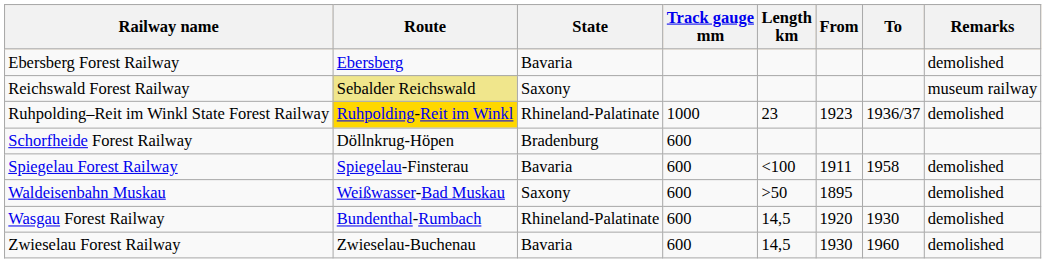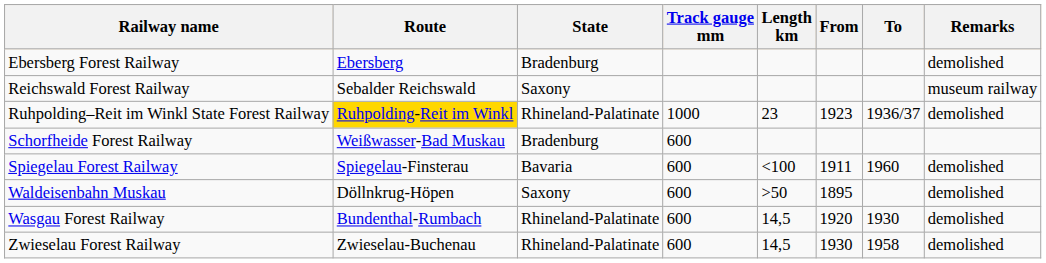(547, 62) Bavaria -> (560, 62) Bradenburg
(406, 88) khaki background -> (406, 88) no background
(395, 140) Döllnkrug-Höpen -> (421, 140) Weißwasser-Bad Muskau
(883, 166) 1958 -> (883, 166) 1960
(421, 192) Weißwasser-Bad Muskau -> (395, 192) Döllnkrug-Höpen
(547, 245) Bavaria -> (590, 245) Rhineland-Palatinate
(883, 245) 1960 -> (883, 245) 1958
